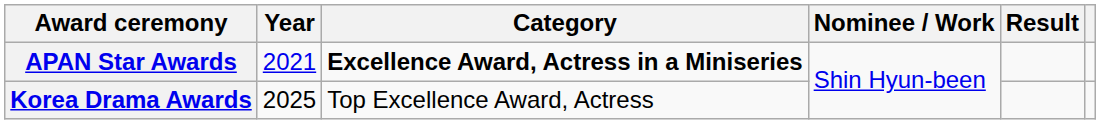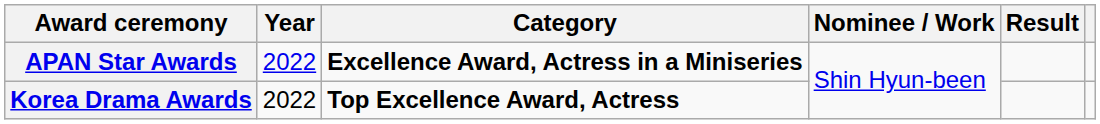(289, 61) 2021 -> (289, 61) 2022
(289, 99) 2025 -> (289, 99) 2022
(490, 99) normal -> (503, 99) bold
